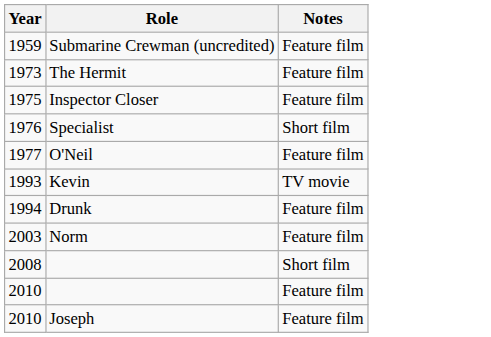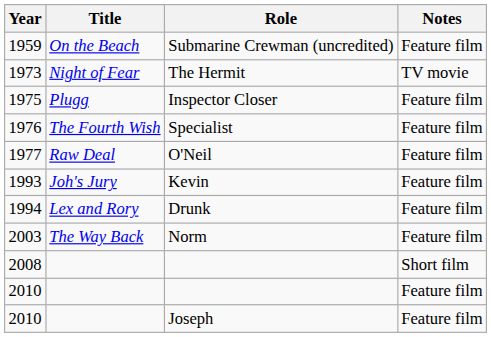+ column: (105, 18)
(323, 73) Feature film -> (435, 73) TV movie
(316, 127) Short film -> (442, 127) Feature film
(316, 182) TV movie -> (442, 182) Feature film
